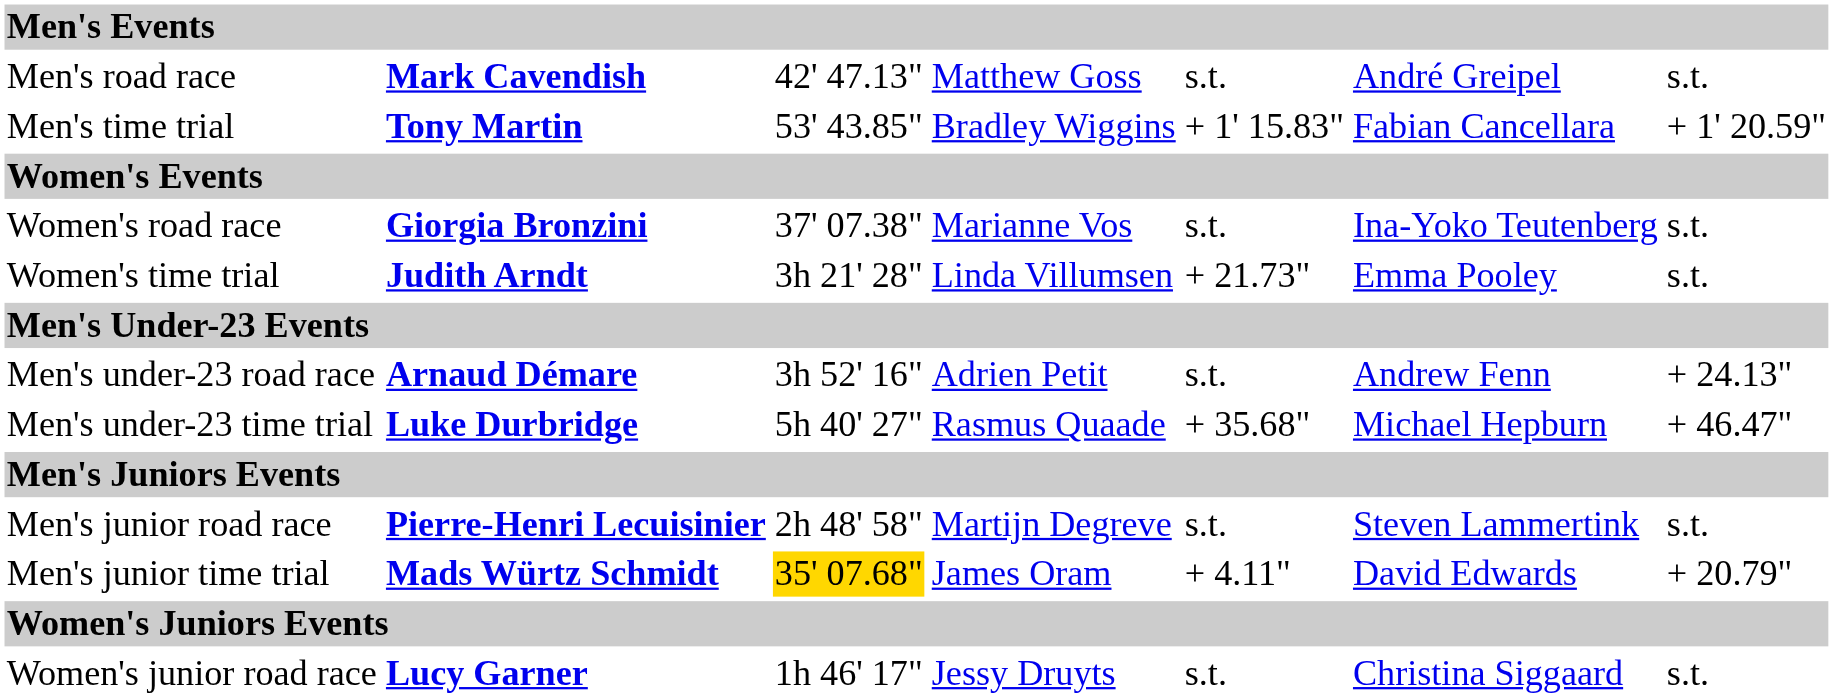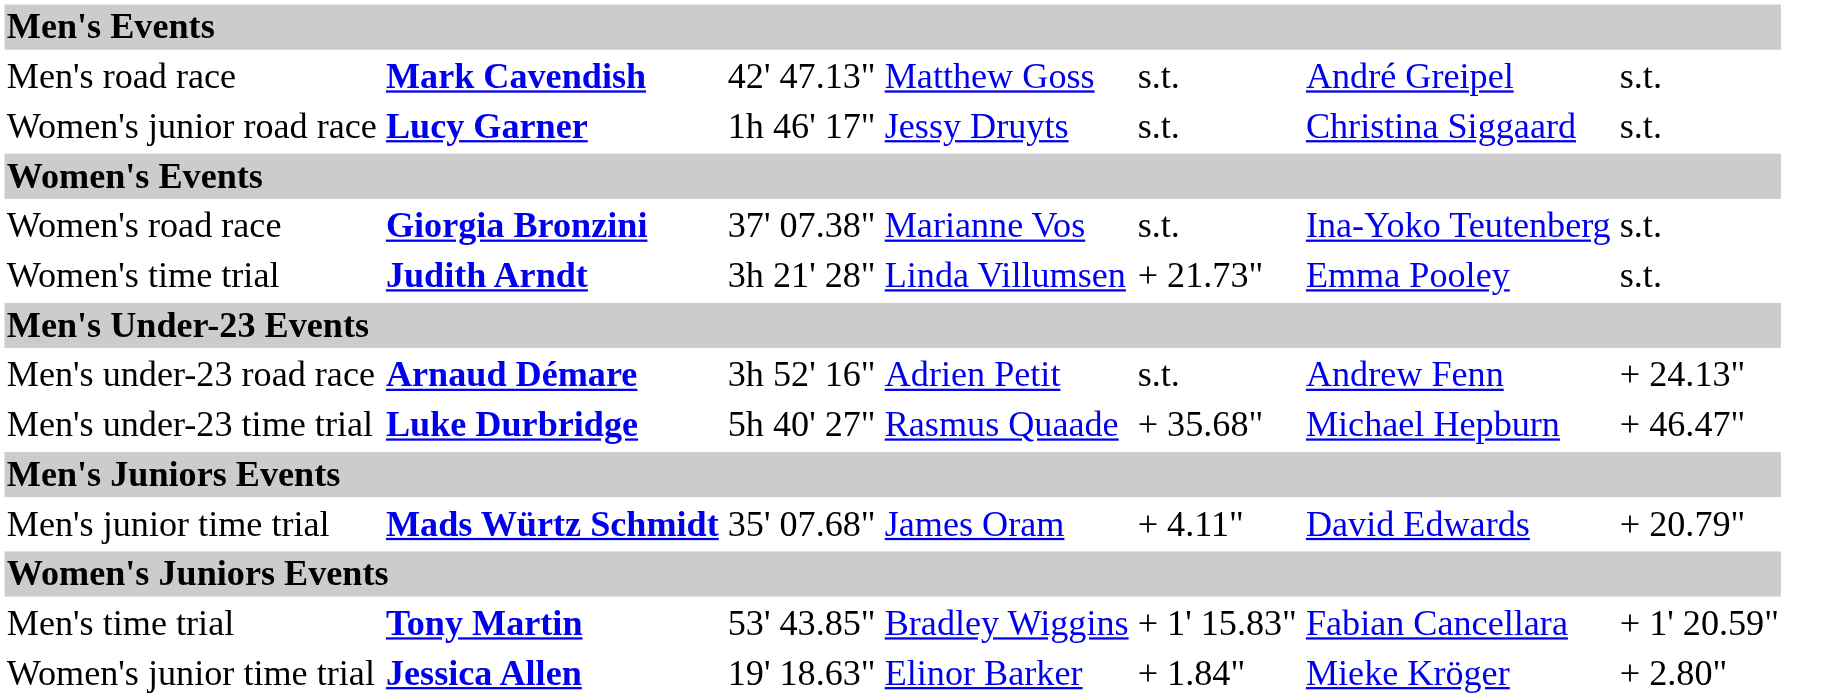rows swapped: (121, 125) <-> (192, 672)
- row: (169, 523)
(849, 573) gold background -> (802, 523) no background
+ row: (191, 672)
